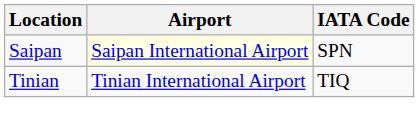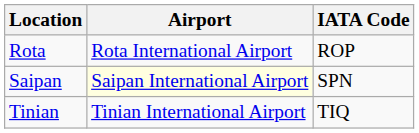+ row: (27, 50)
